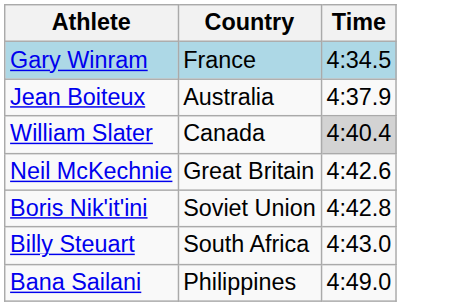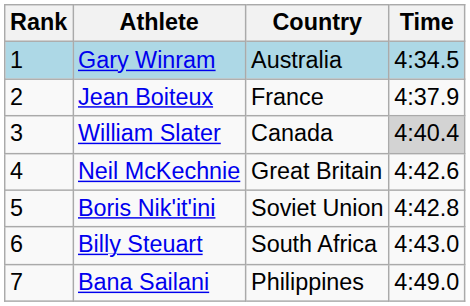+ column: (39, 23)
(220, 60) France -> (297, 60) Australia
(229, 97) Australia -> (287, 97) France
